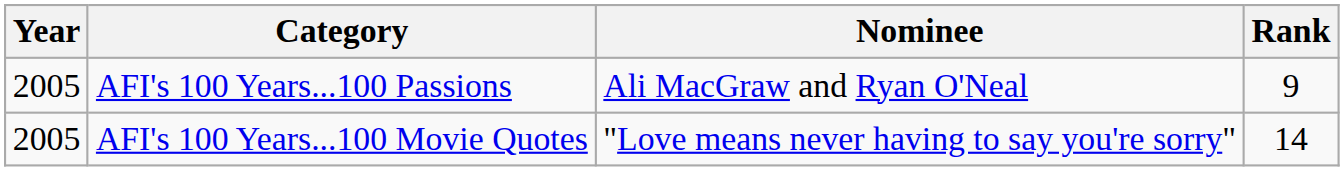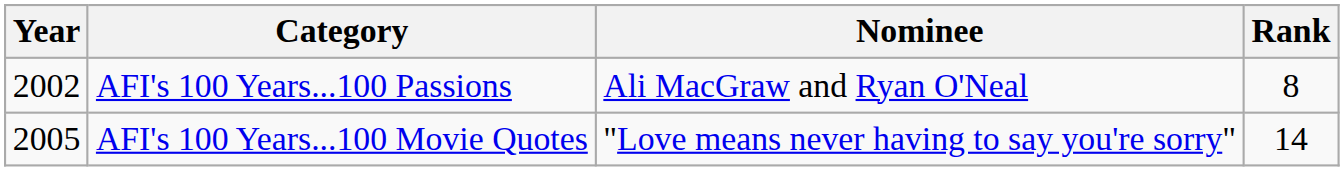(47, 84) 2005 -> (47, 84) 2002
(1291, 84) 9 -> (1291, 84) 8
